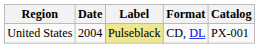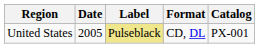(90, 33) 2004 -> (90, 33) 2005
